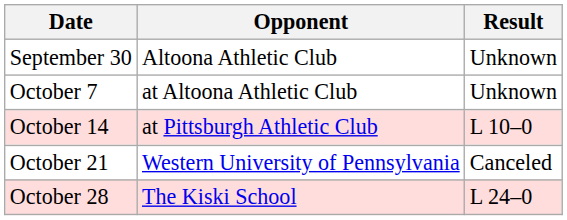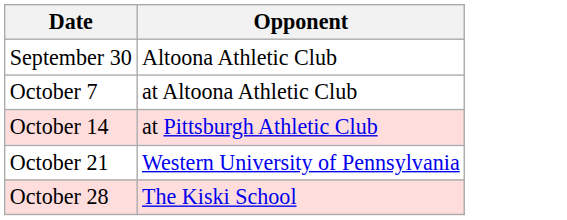- column: (513, 22)
